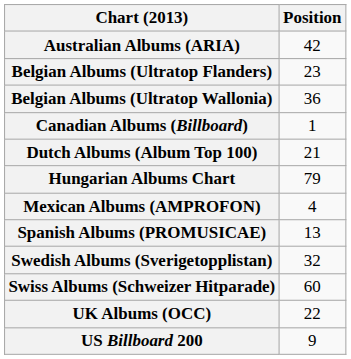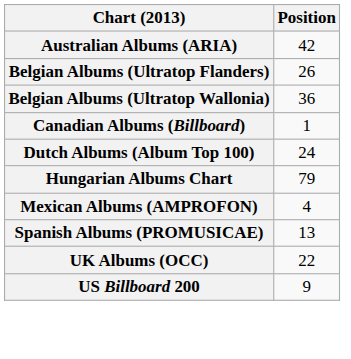(312, 71) 23 -> (307, 71) 26
(312, 152) 21 -> (307, 152) 24
- row: (142, 260)
- row: (142, 286)
